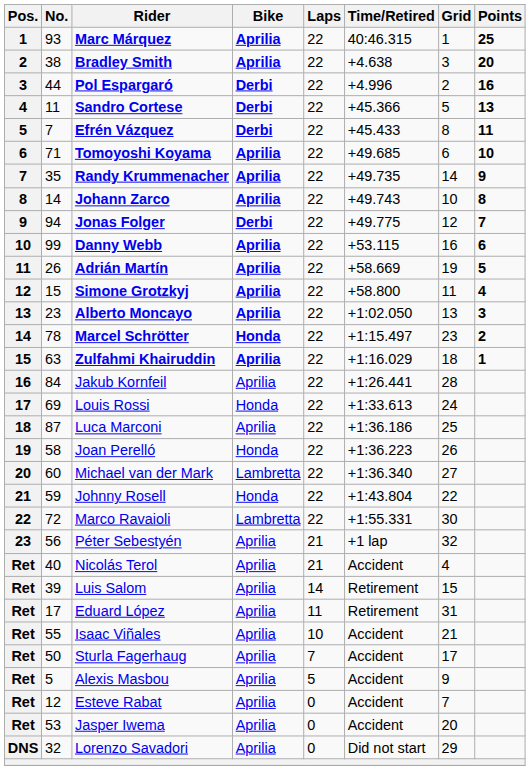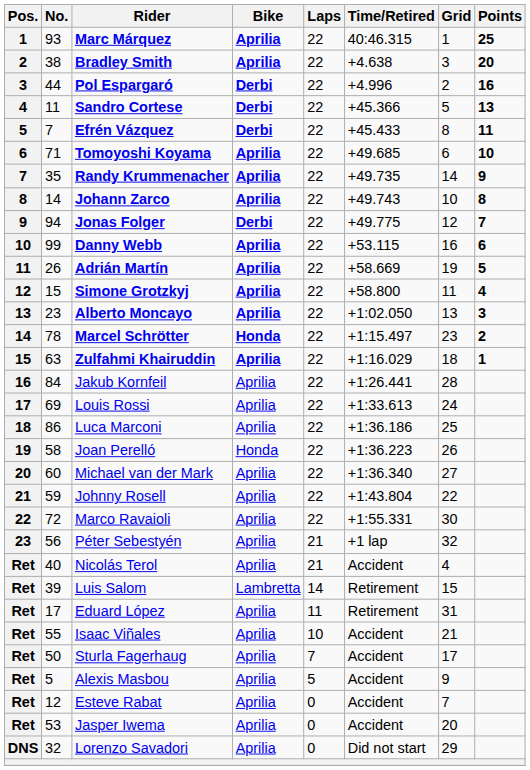(257, 405) Honda -> (256, 405) Aprilia
(53, 428) 87 -> (53, 428) 86
(268, 473) Lambretta -> (256, 473) Aprilia
(257, 496) Honda -> (256, 496) Aprilia
(268, 519) Lambretta -> (256, 519) Aprilia
(256, 588) Aprilia -> (268, 588) Lambretta
